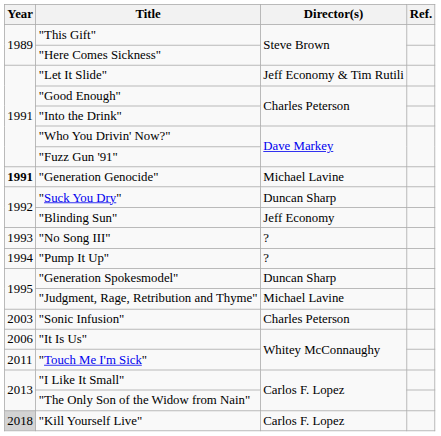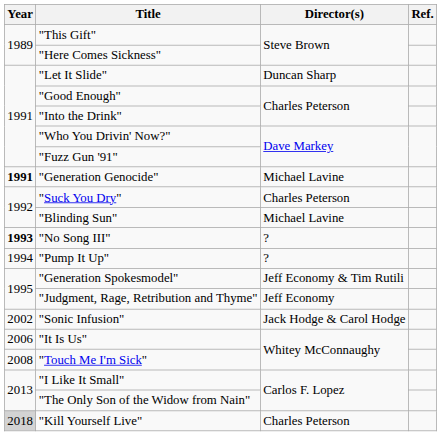(334, 75) Jeff Economy & Tim Rutili -> (300, 75) Duncan Sharp
(300, 197) Duncan Sharp -> (306, 197) Charles Peterson
(299, 217) Jeff Economy -> (304, 217) Michael Lavine
(20, 237) normal -> (20, 237) bold
(300, 278) Duncan Sharp -> (334, 278) Jeff Economy & Tim Rutili
(304, 298) Michael Lavine -> (299, 298) Jeff Economy
(20, 319) 2003 -> (20, 319) 2002
(306, 319) Charles Peterson -> (334, 319) Jack Hodge & Carol Hodge
(20, 359) 2011 -> (20, 359) 2008
(304, 420) Carlos F. Lopez -> (306, 420) Charles Peterson
